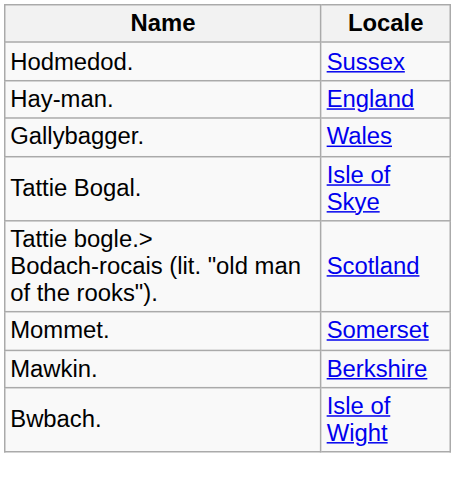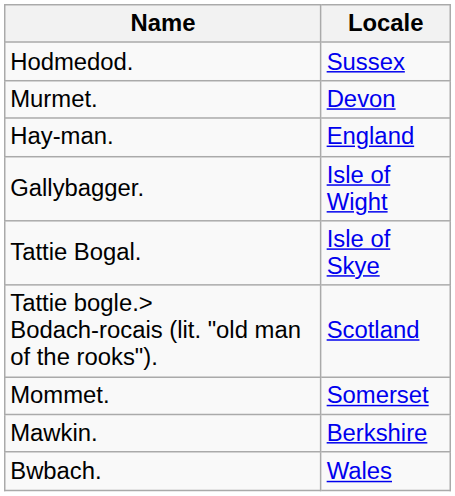+ row: (54, 99)
(359, 136) Wales -> (358, 188) Isle of Wight
(358, 419) Isle of Wight -> (359, 470) Wales
